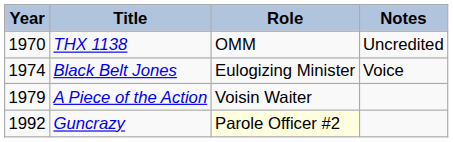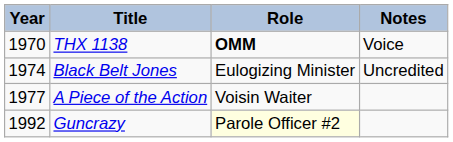(235, 45) normal -> (235, 45) bold
(403, 45) Uncredited -> (383, 45) Voice
(383, 71) Voice -> (403, 71) Uncredited
(27, 97) 1979 -> (27, 97) 1977
